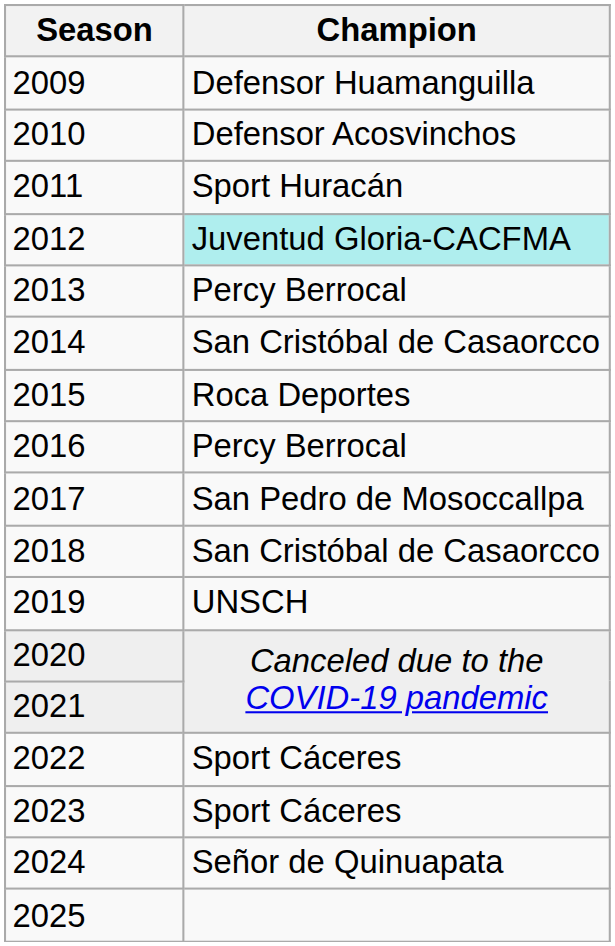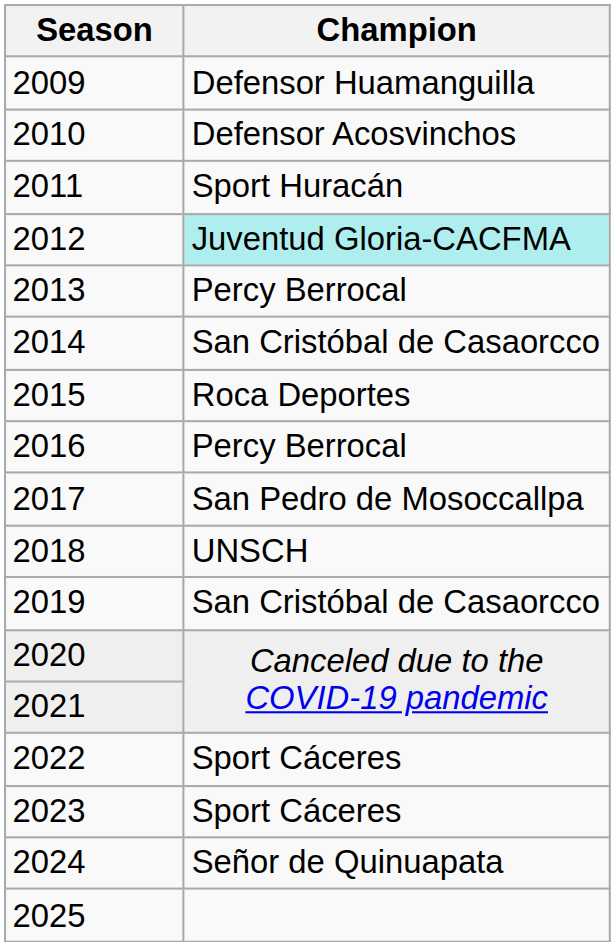(396, 550) San Cristóbal de Casaorcco -> (250, 550) UNSCH
(250, 602) UNSCH -> (396, 602) San Cristóbal de Casaorcco
